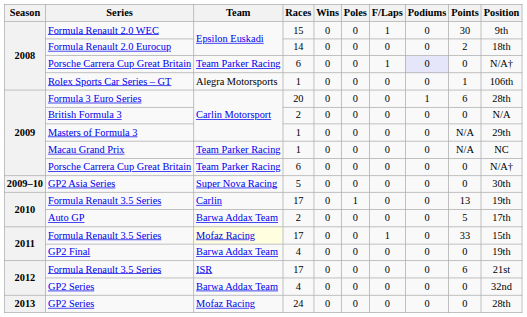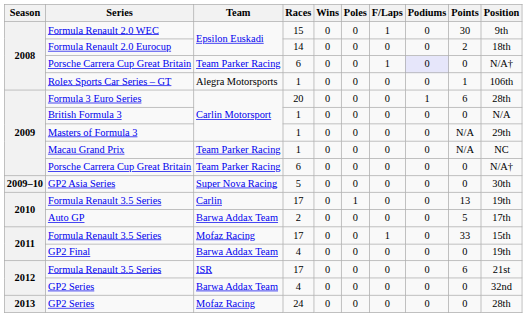(298, 116) 2 -> (298, 116) 1
(226, 235) lightyellow background -> (226, 235) no background
